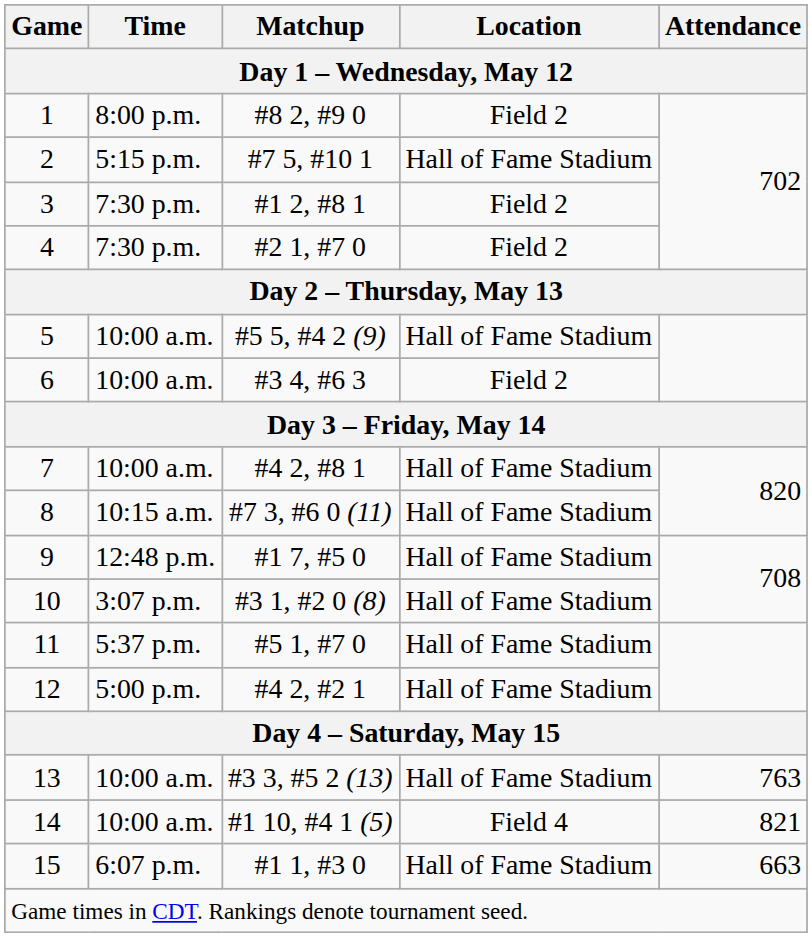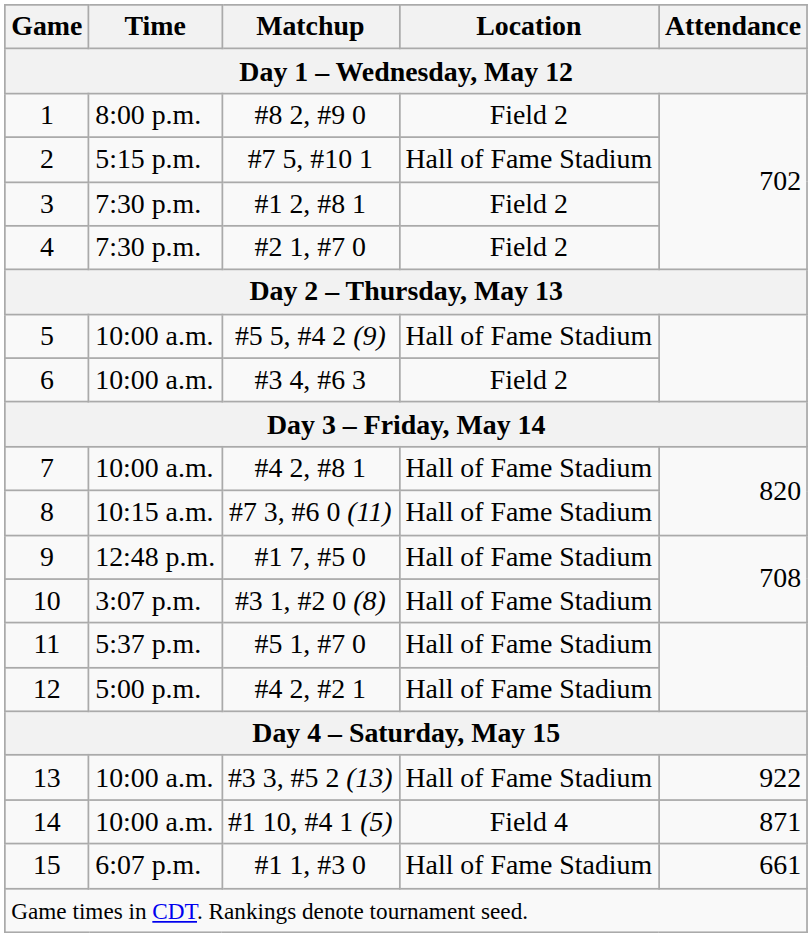(780, 777) 763 -> (780, 777) 922
(780, 821) 821 -> (780, 821) 871
(780, 865) 663 -> (780, 865) 661
